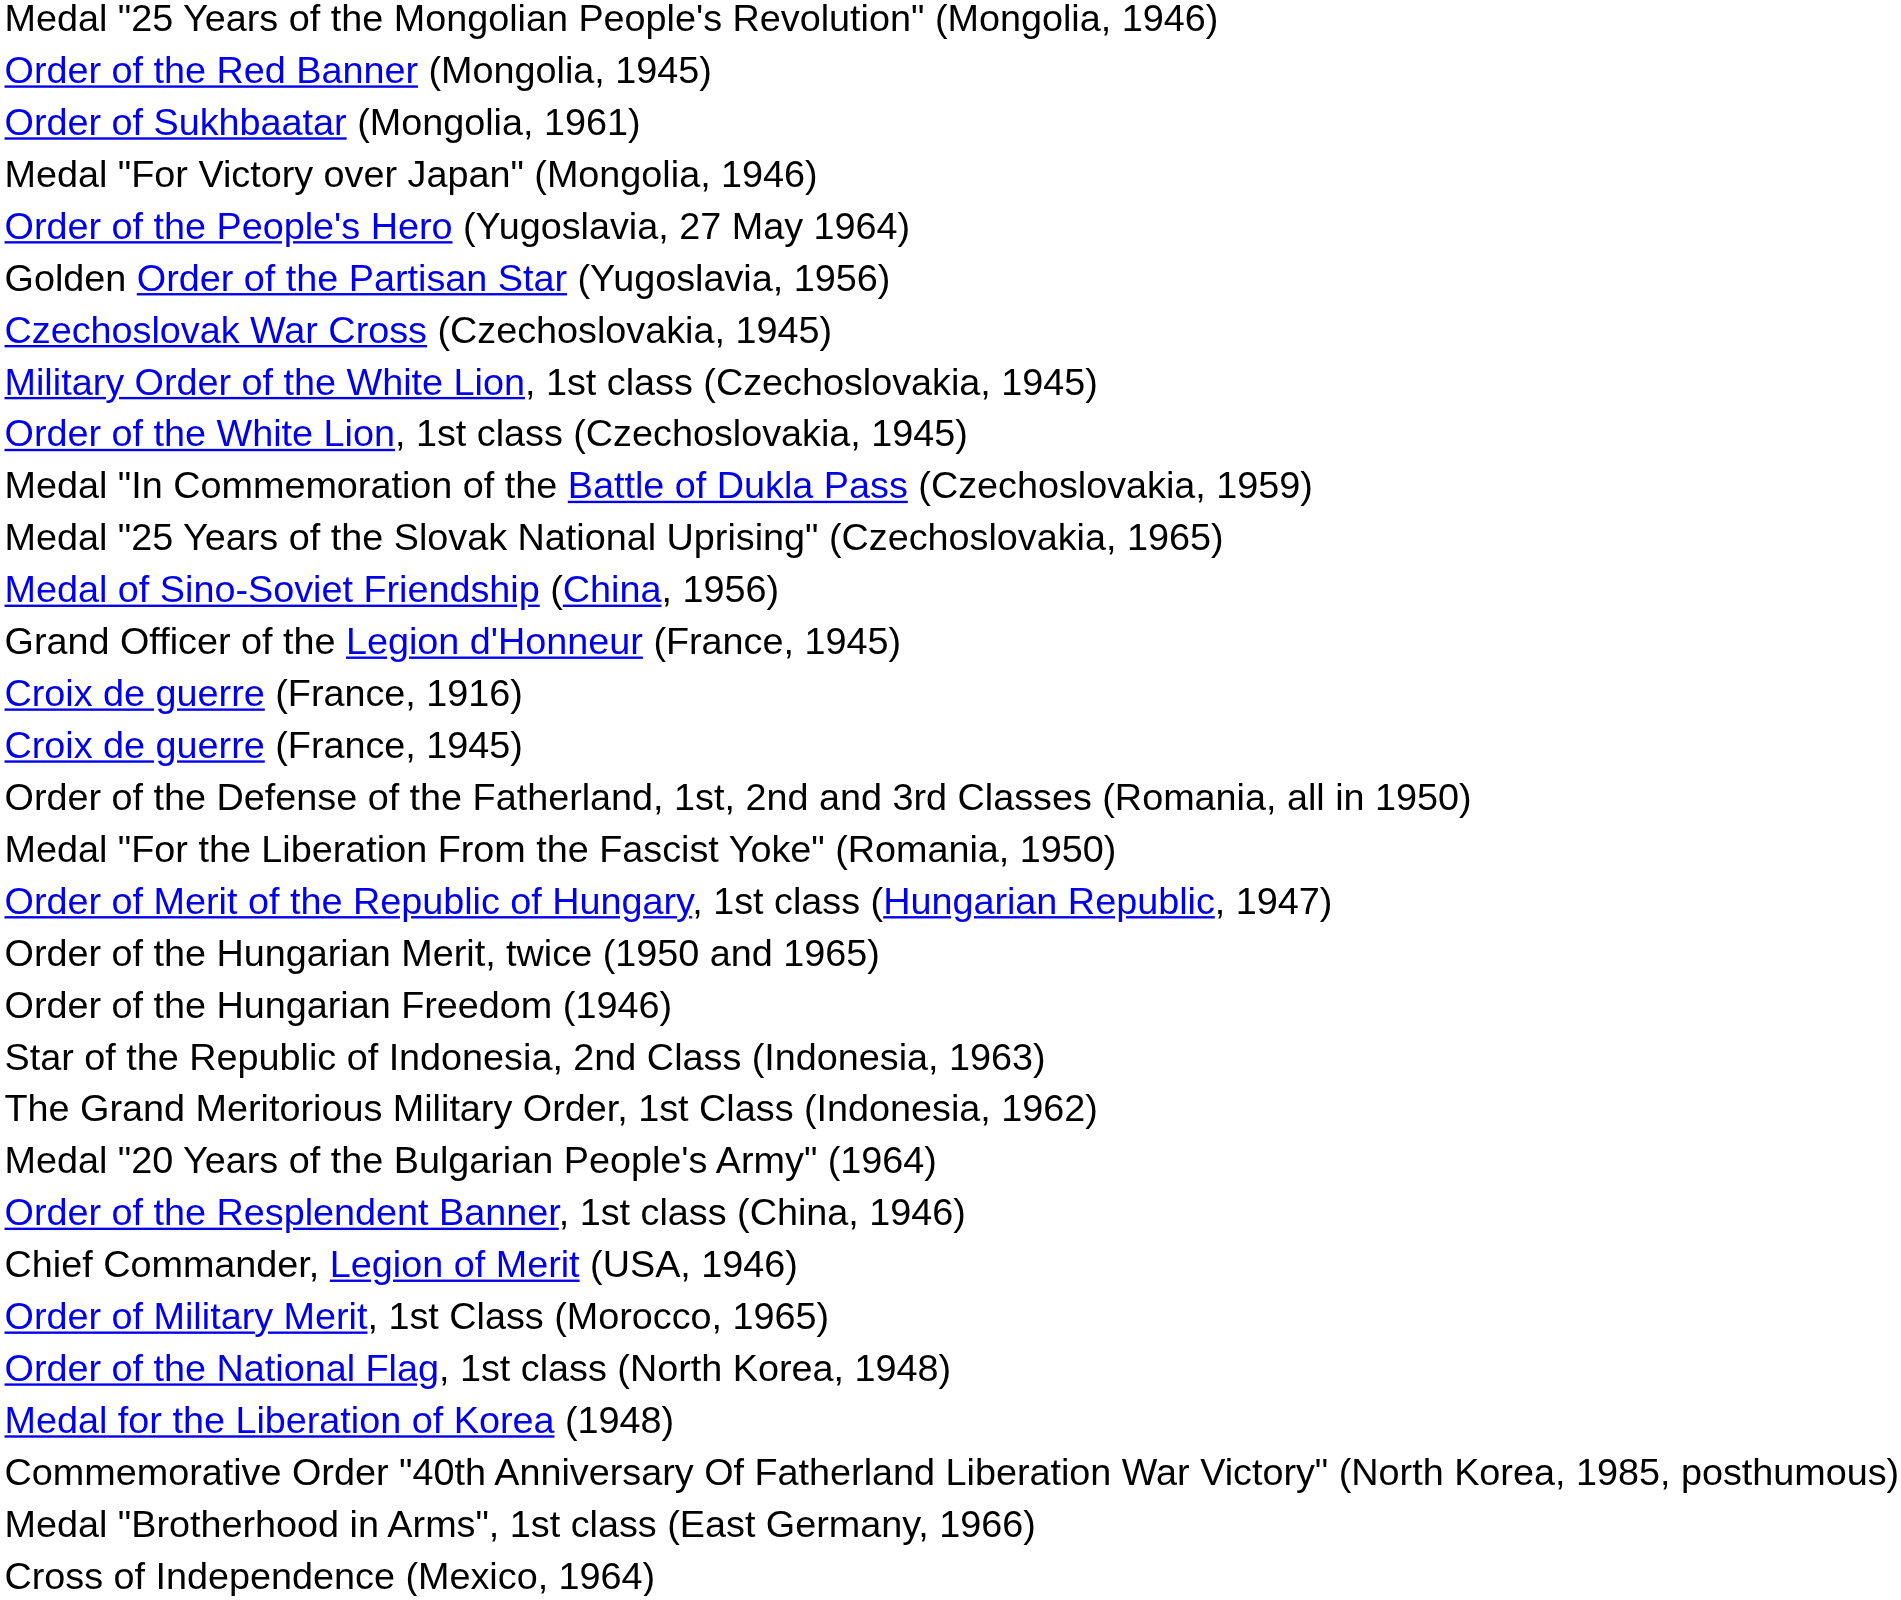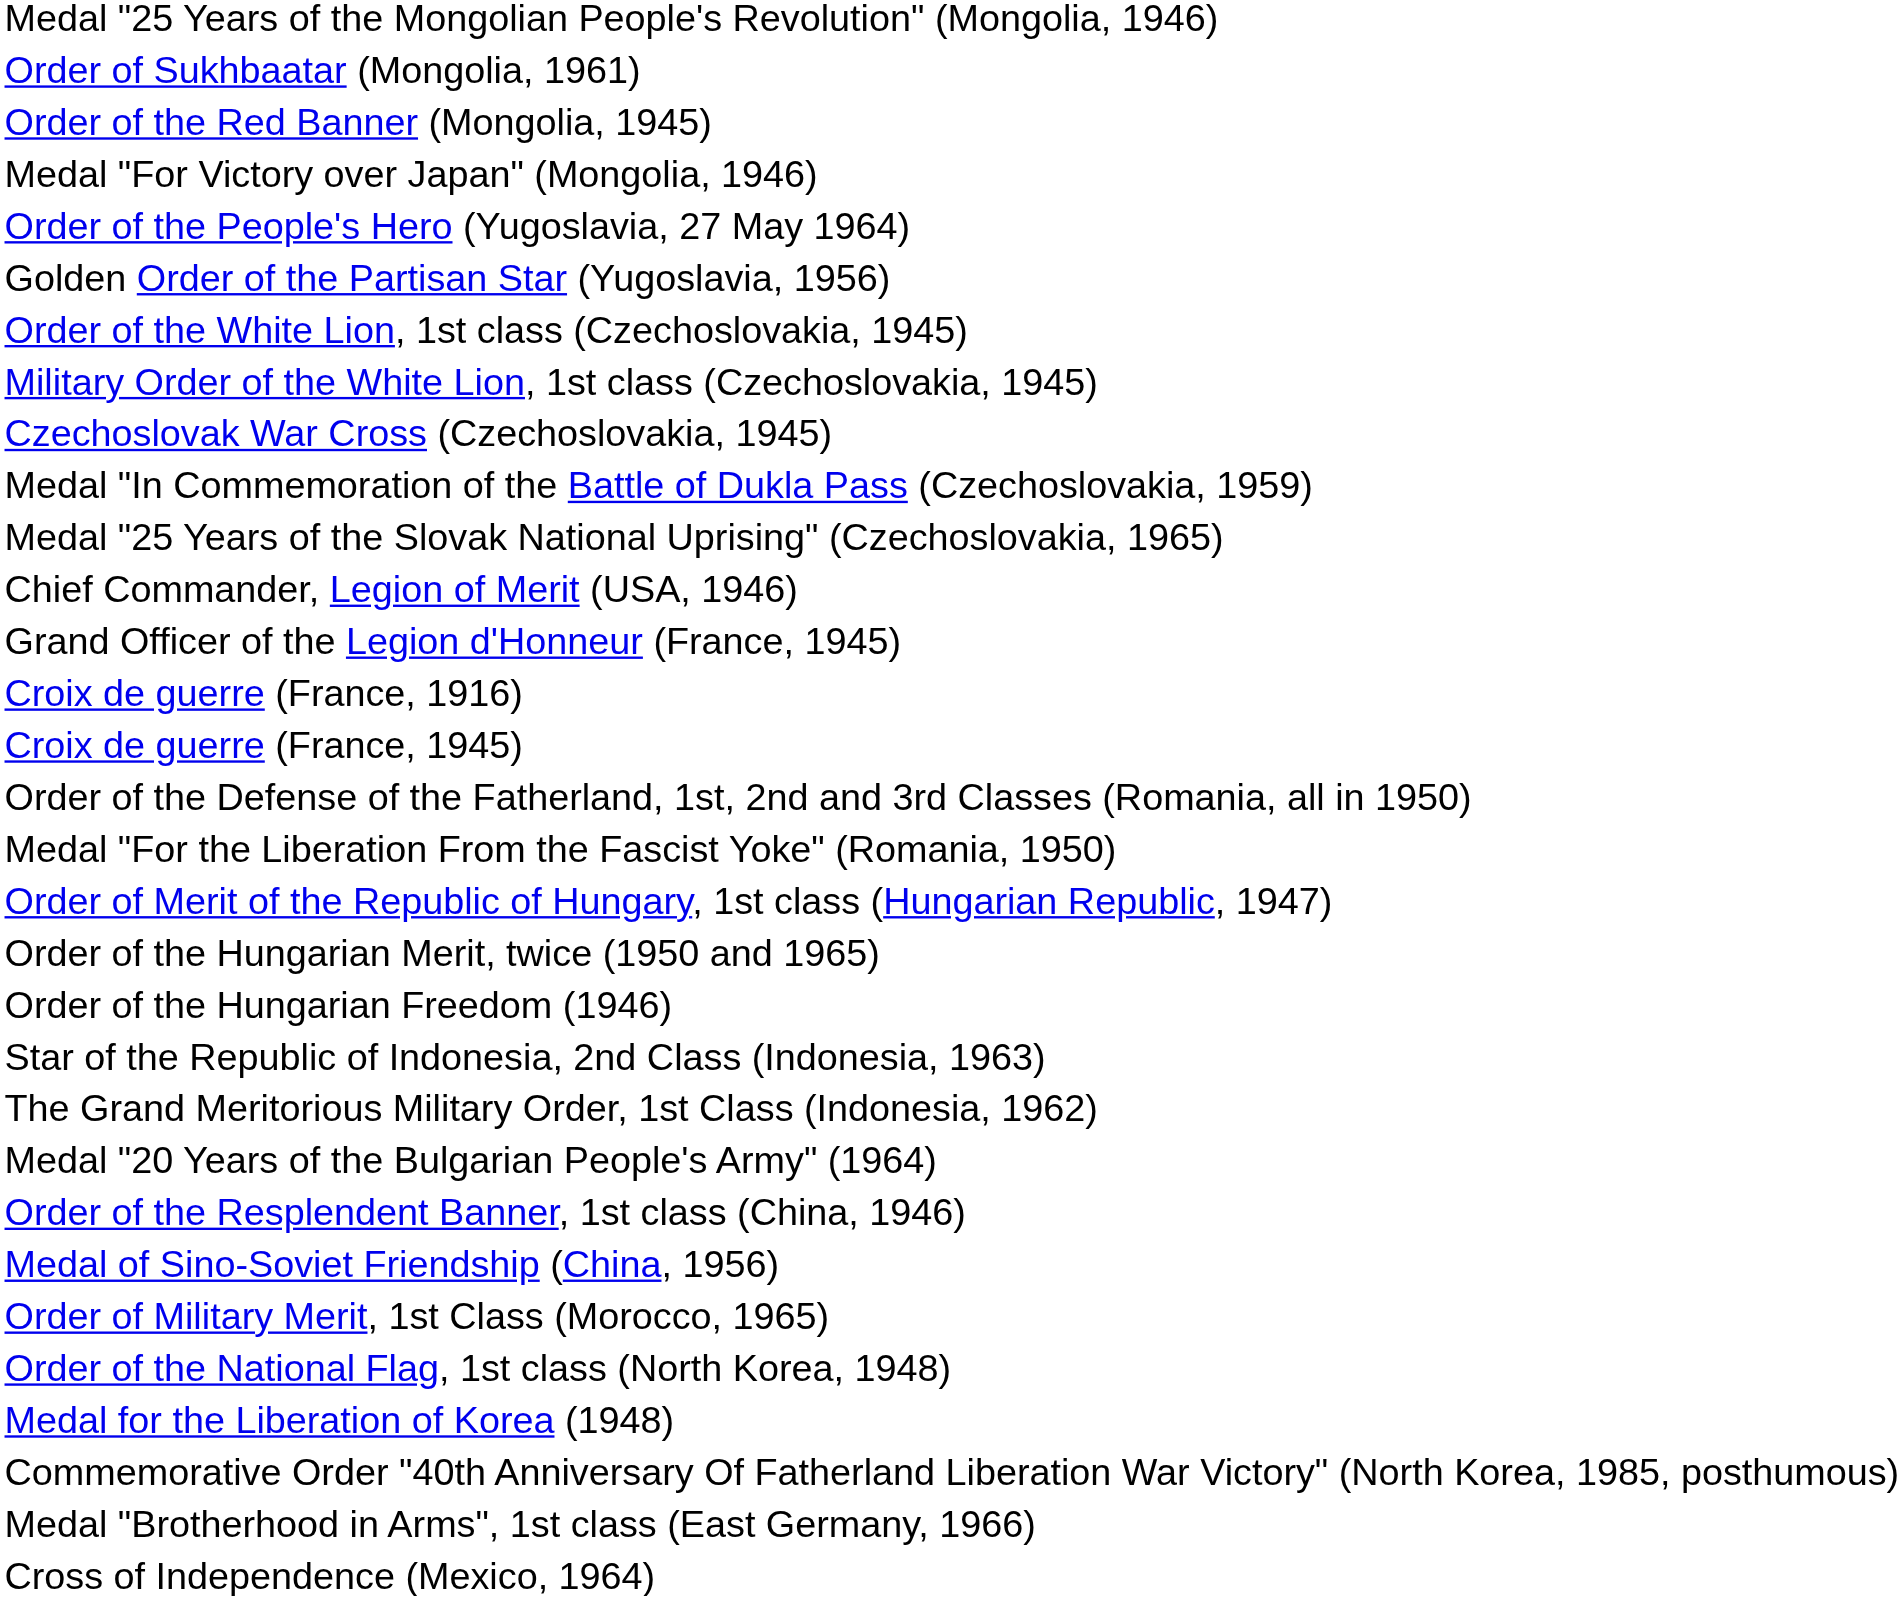rows swapped: (323, 122) <-> (358, 70)
rows swapped: (486, 433) <-> (418, 330)
rows swapped: (401, 1264) <-> (392, 589)
